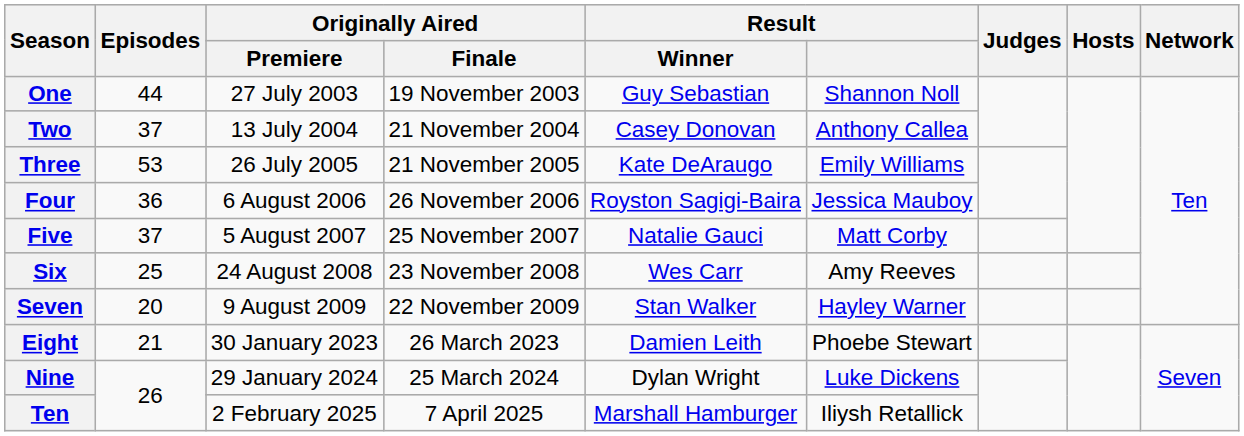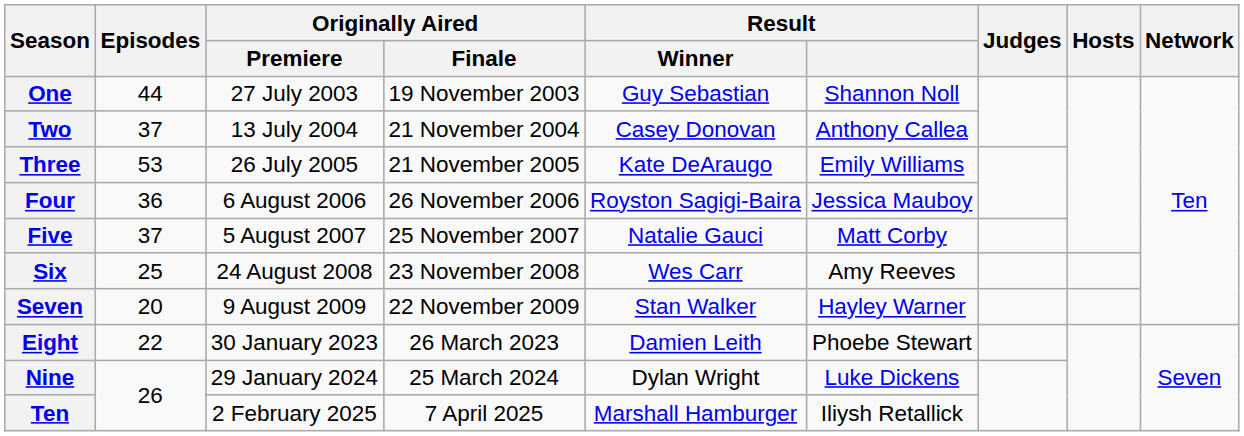(150, 342) 21 -> (150, 342) 22
